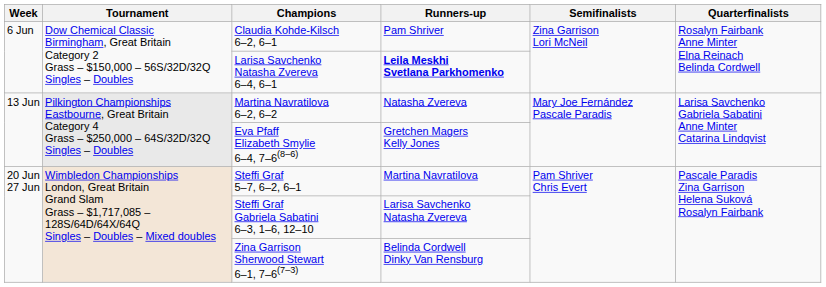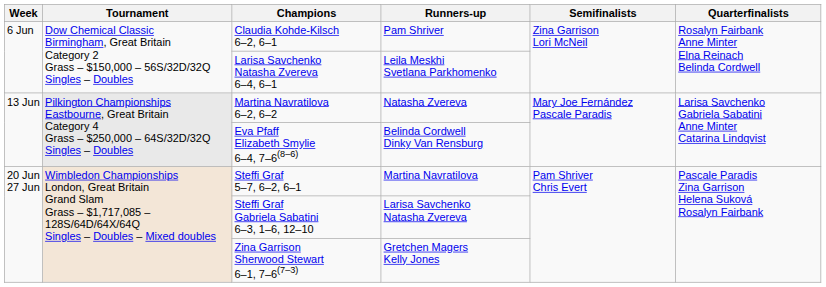(444, 66) bold -> (440, 66) normal
(426, 138) Gretchen Magers Kelly Jones -> (433, 138) Belinda Cordwell Dinky Van Rensburg
(433, 253) Belinda Cordwell Dinky Van Rensburg -> (426, 253) Gretchen Magers Kelly Jones
